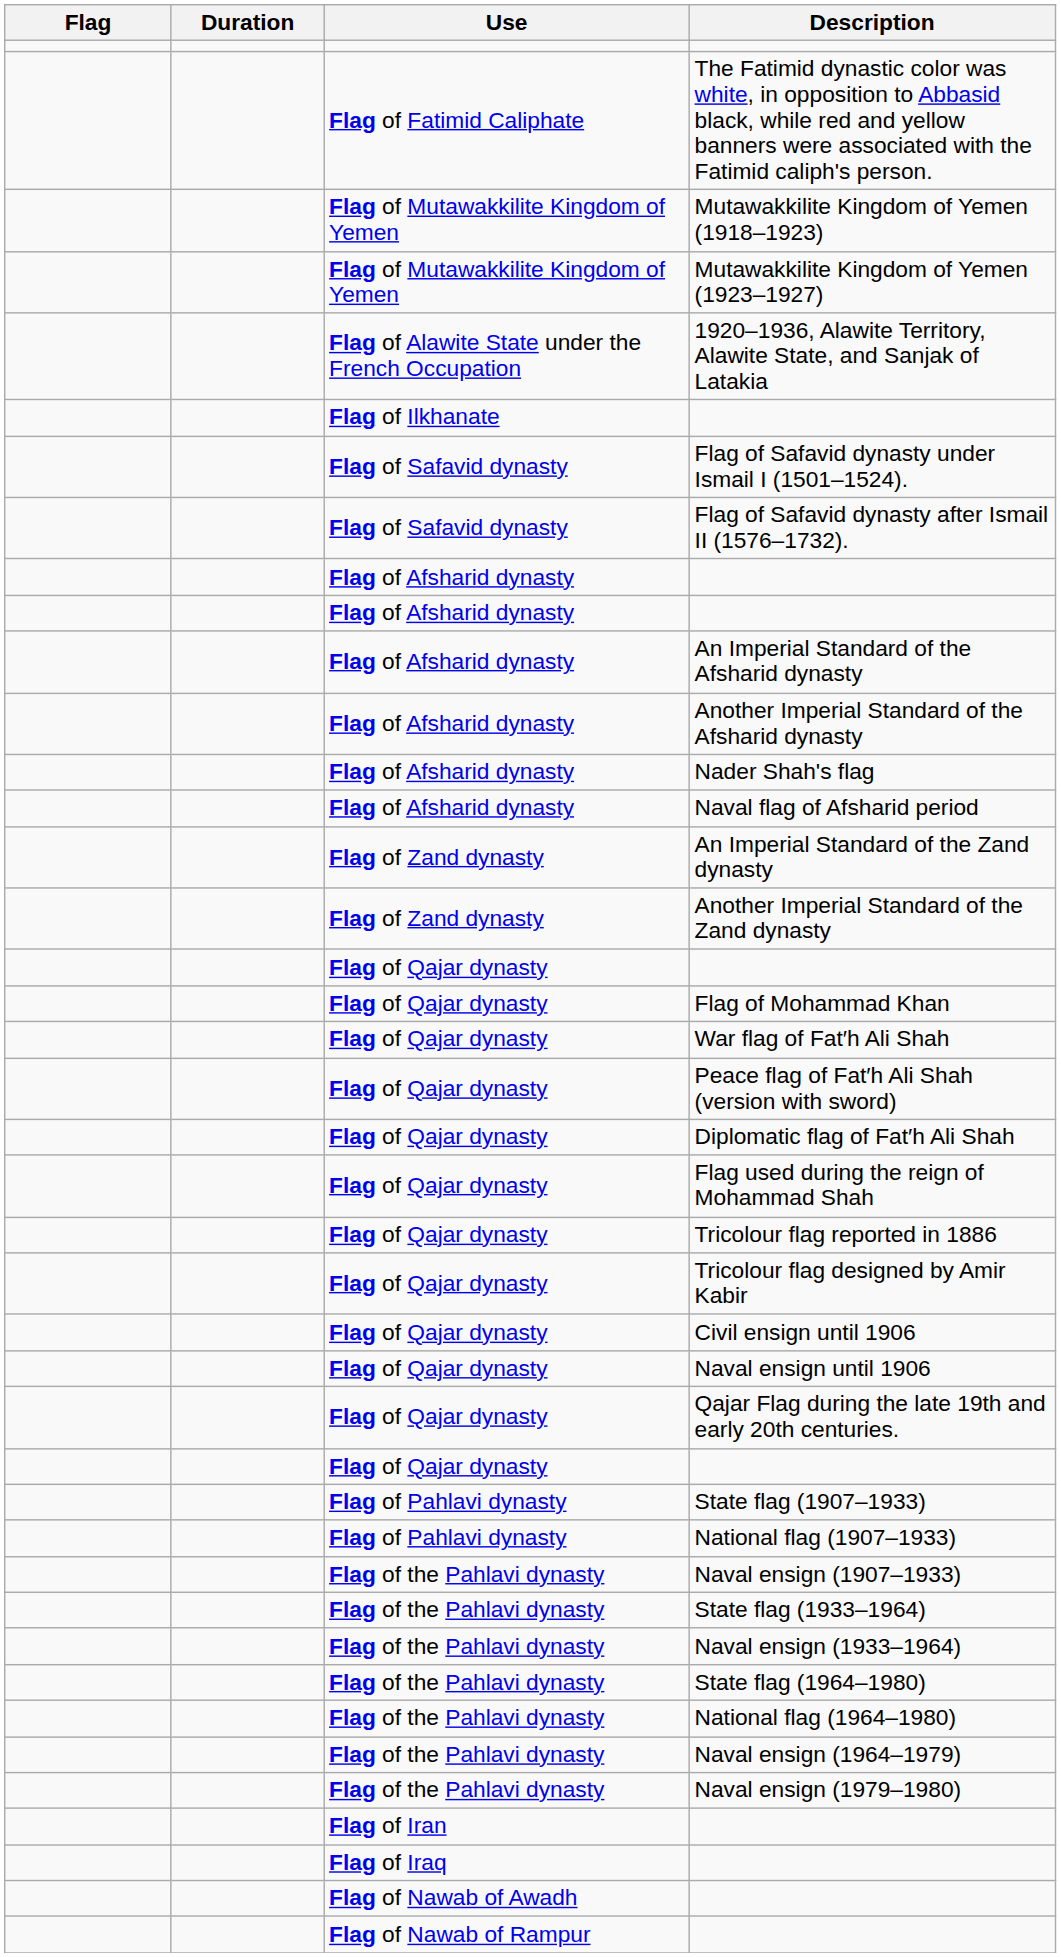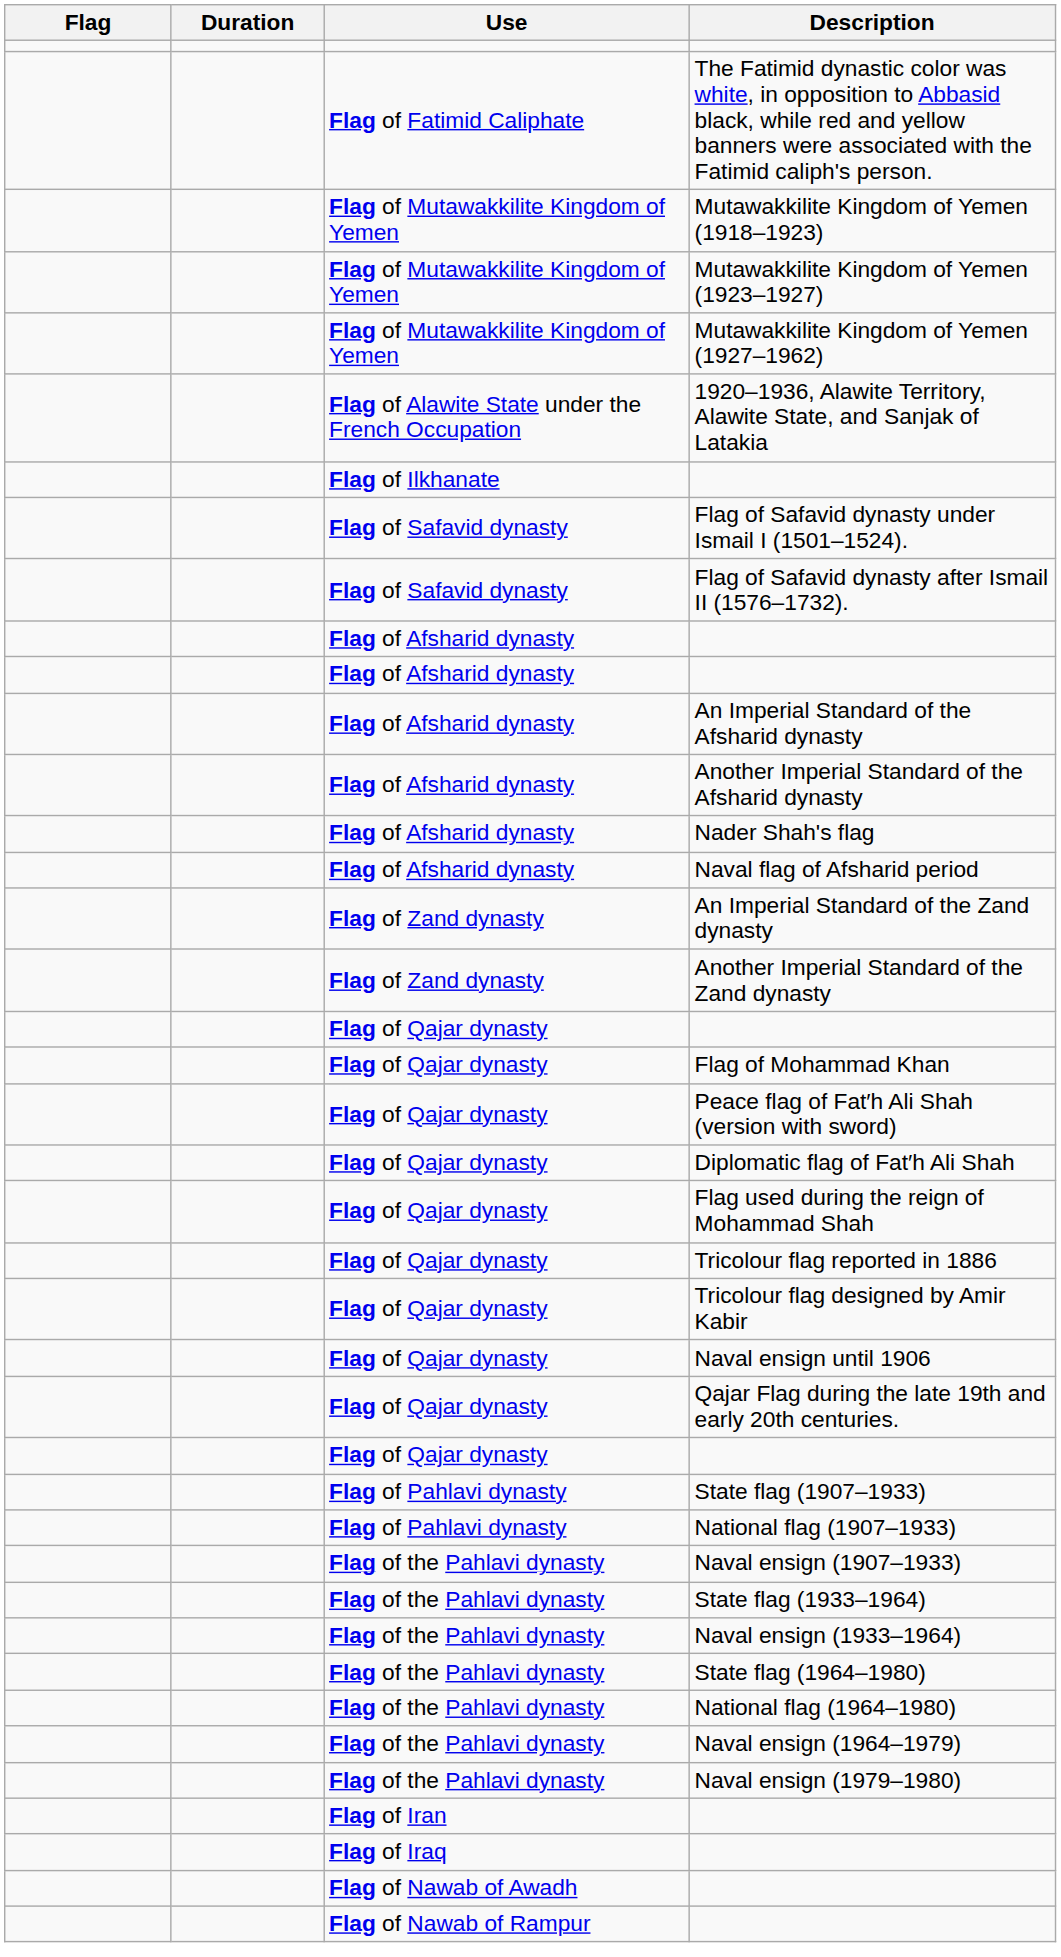+ row: (497, 343)
- row: (438, 1039)
- row: (438, 1332)
